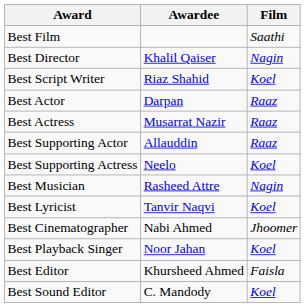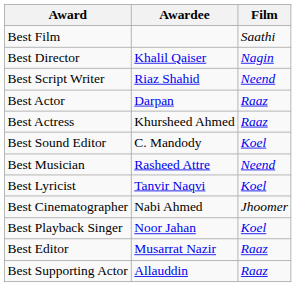(263, 79) Koel -> (258, 79) Neend
(185, 121) Musarrat Nazir -> (184, 121) Khursheed Ahmed
rows swapped: (68, 143) <-> (57, 292)
- row: (72, 164)
(267, 185) Nagin -> (258, 164) Neend
(194, 270) Khursheed Ahmed -> (175, 249) Musarrat Nazir
(267, 270) Faisla -> (254, 249) Raaz
